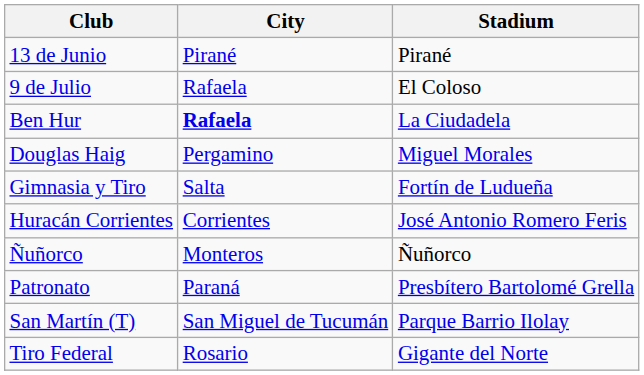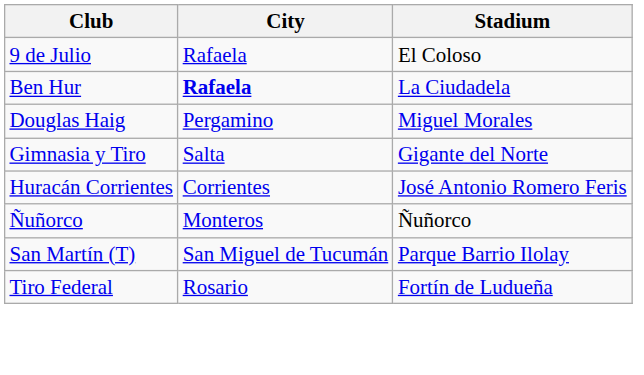- row: (58, 54)
(475, 187) Fortín de Ludueña -> (473, 154) Gigante del Norte
- row: (50, 287)
(473, 353) Gigante del Norte -> (475, 287) Fortín de Ludueña
